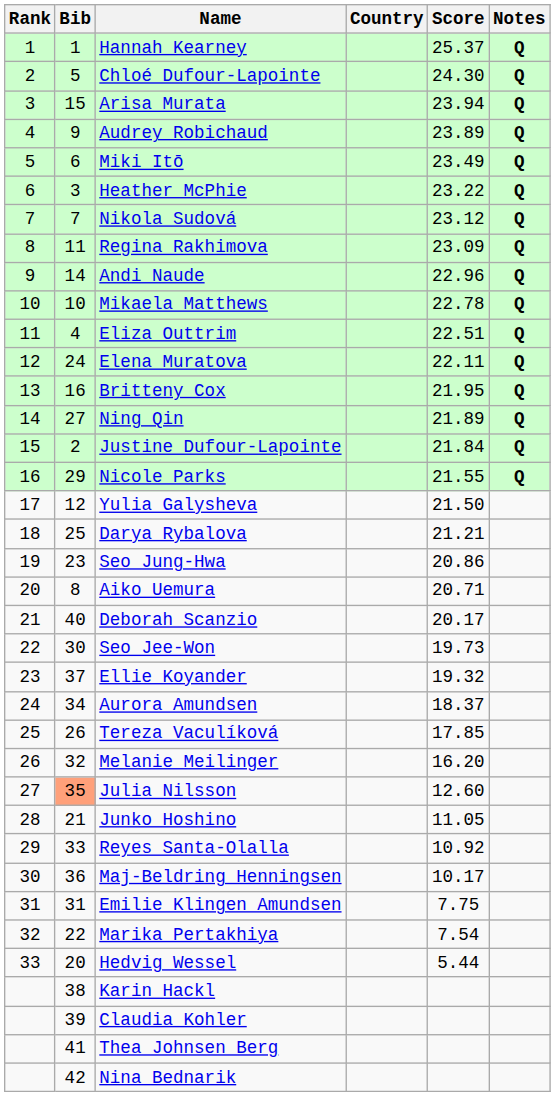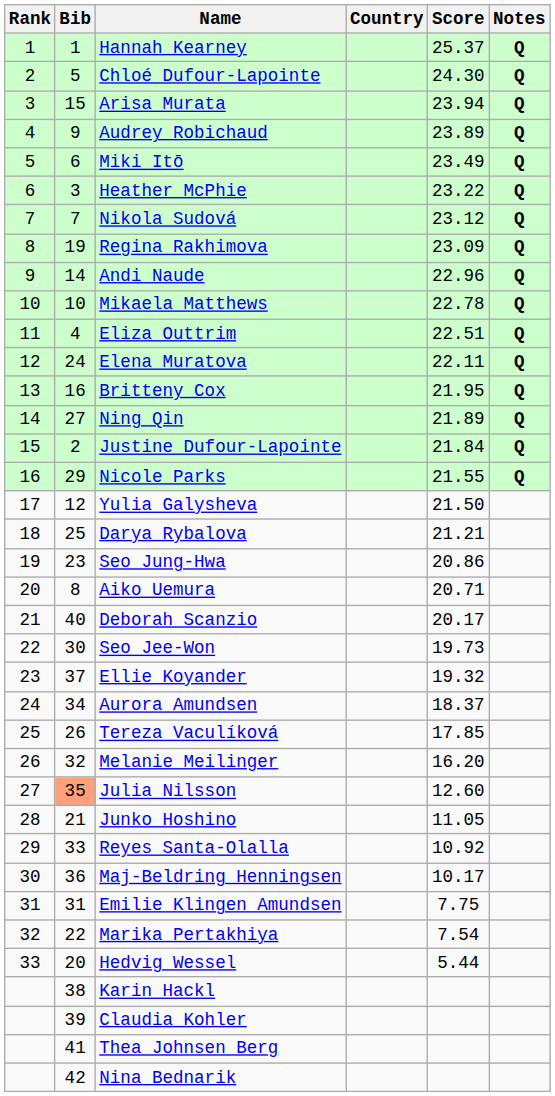(75, 248) 11 -> (75, 248) 19
